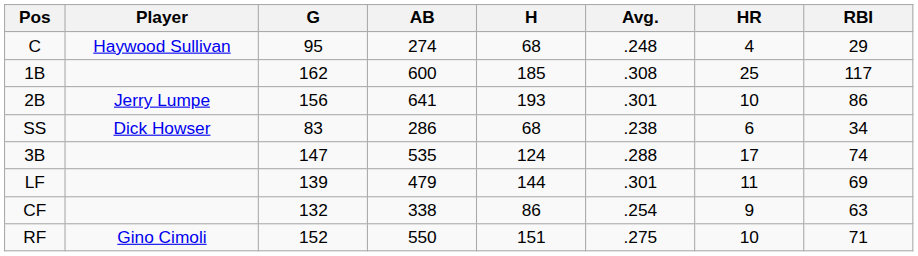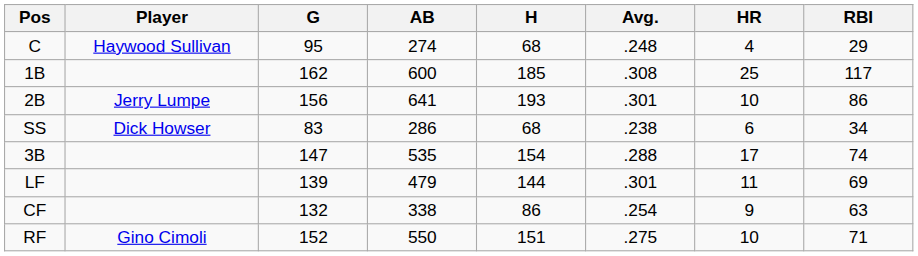(531, 155) 124 -> (531, 155) 154
